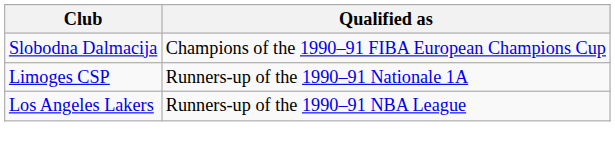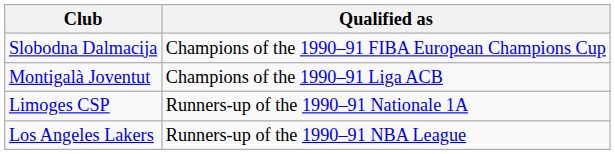+ row: (80, 76)
